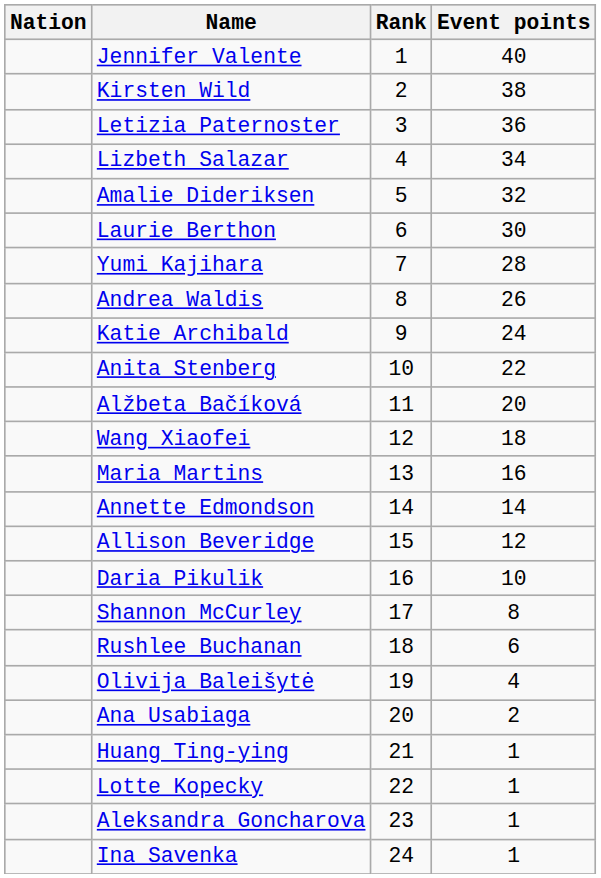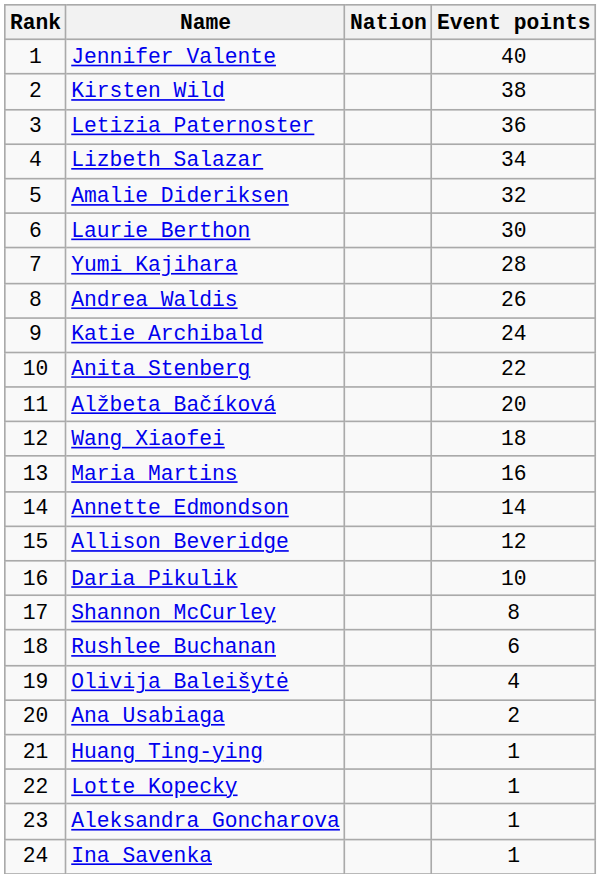columns swapped: (401, 22) <-> (48, 22)
